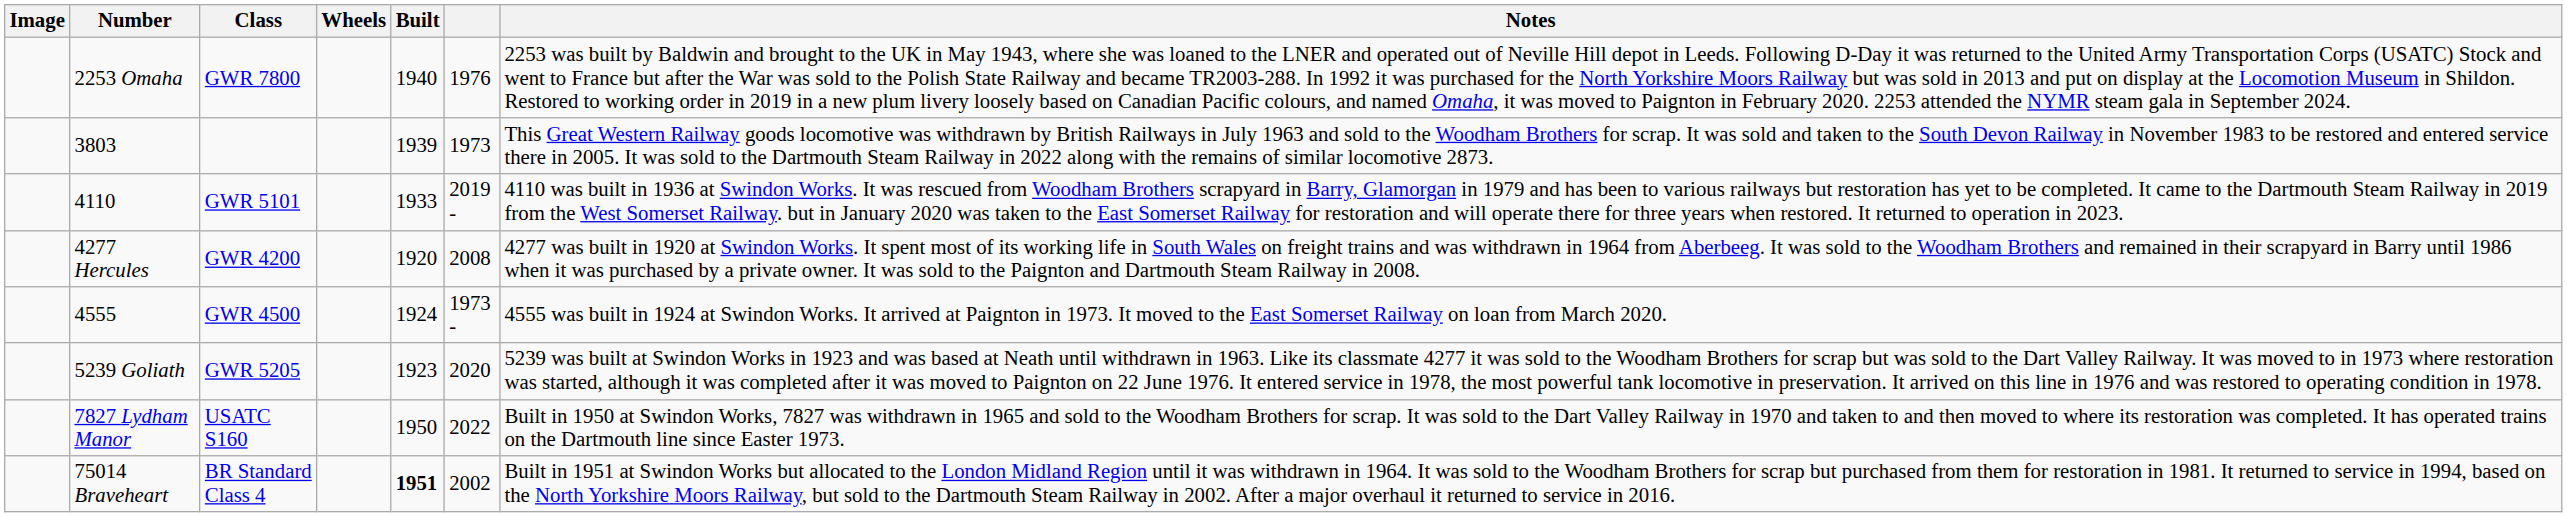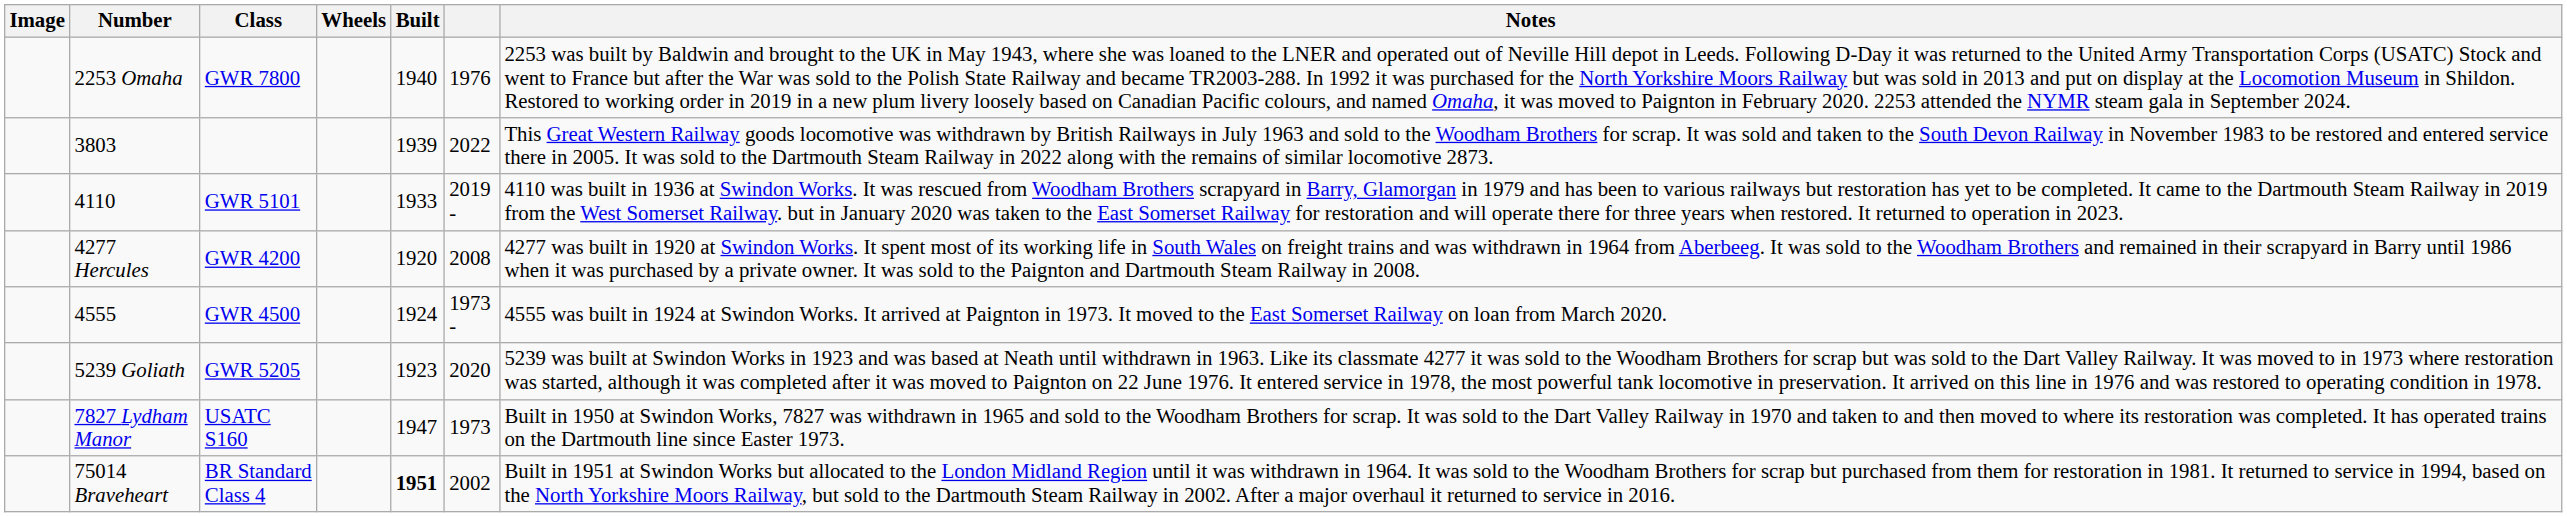(470, 145) 1973 -> (470, 145) 2022
(416, 427) 1950 -> (416, 427) 1947
(470, 427) 2022 -> (470, 427) 1973
